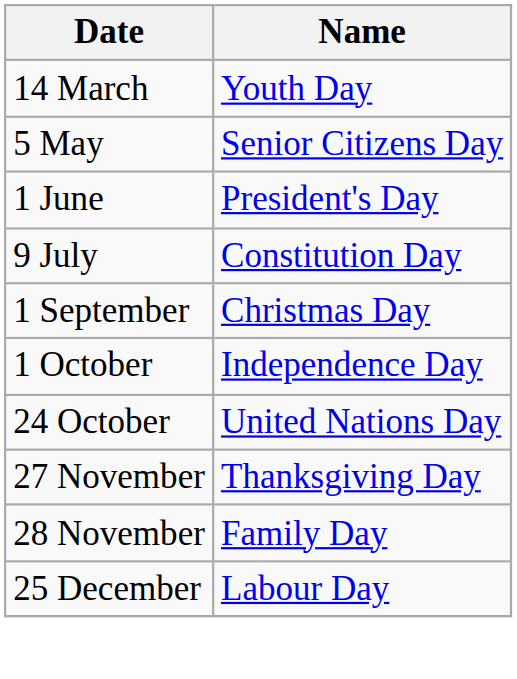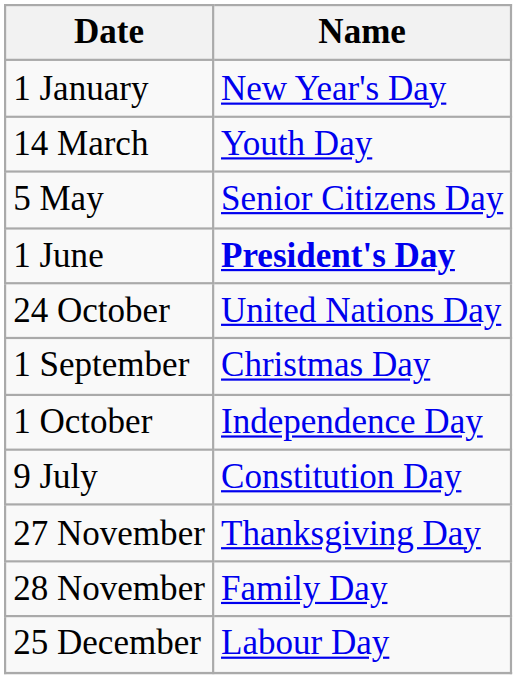+ row: (81, 87)
(330, 198) normal -> (338, 254) bold
rows swapped: (56, 254) <-> (91, 421)
